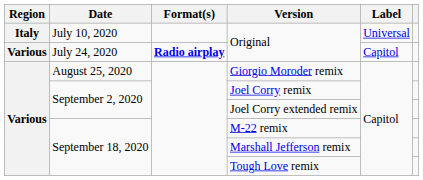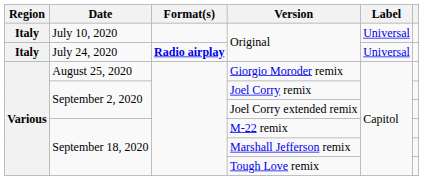(27, 52) Various -> (27, 52) Italy
(381, 52) Capitol -> (386, 52) Universal
